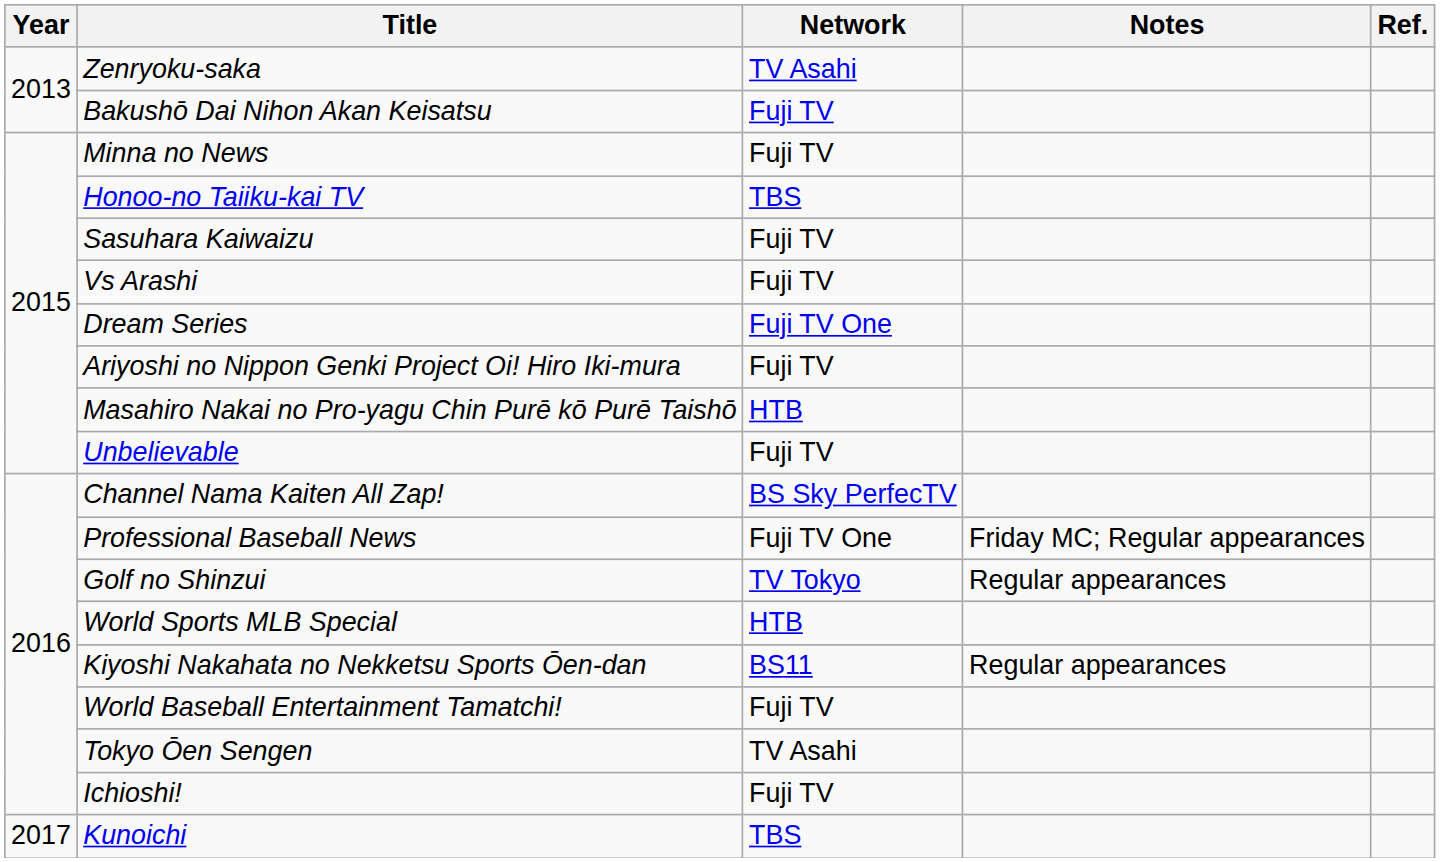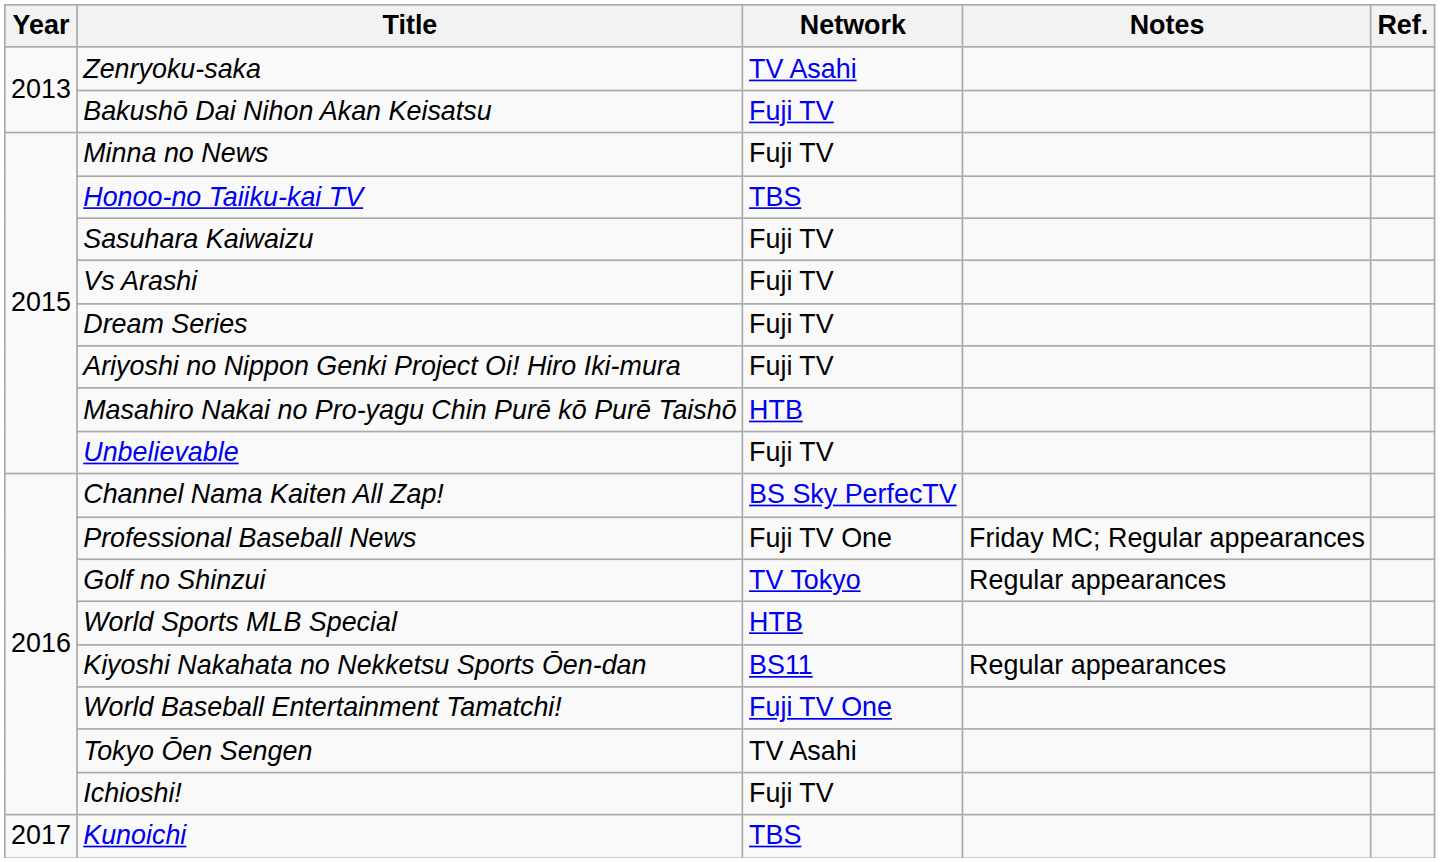(821, 324) Fuji TV One -> (791, 324) Fuji TV
(791, 707) Fuji TV -> (821, 707) Fuji TV One
